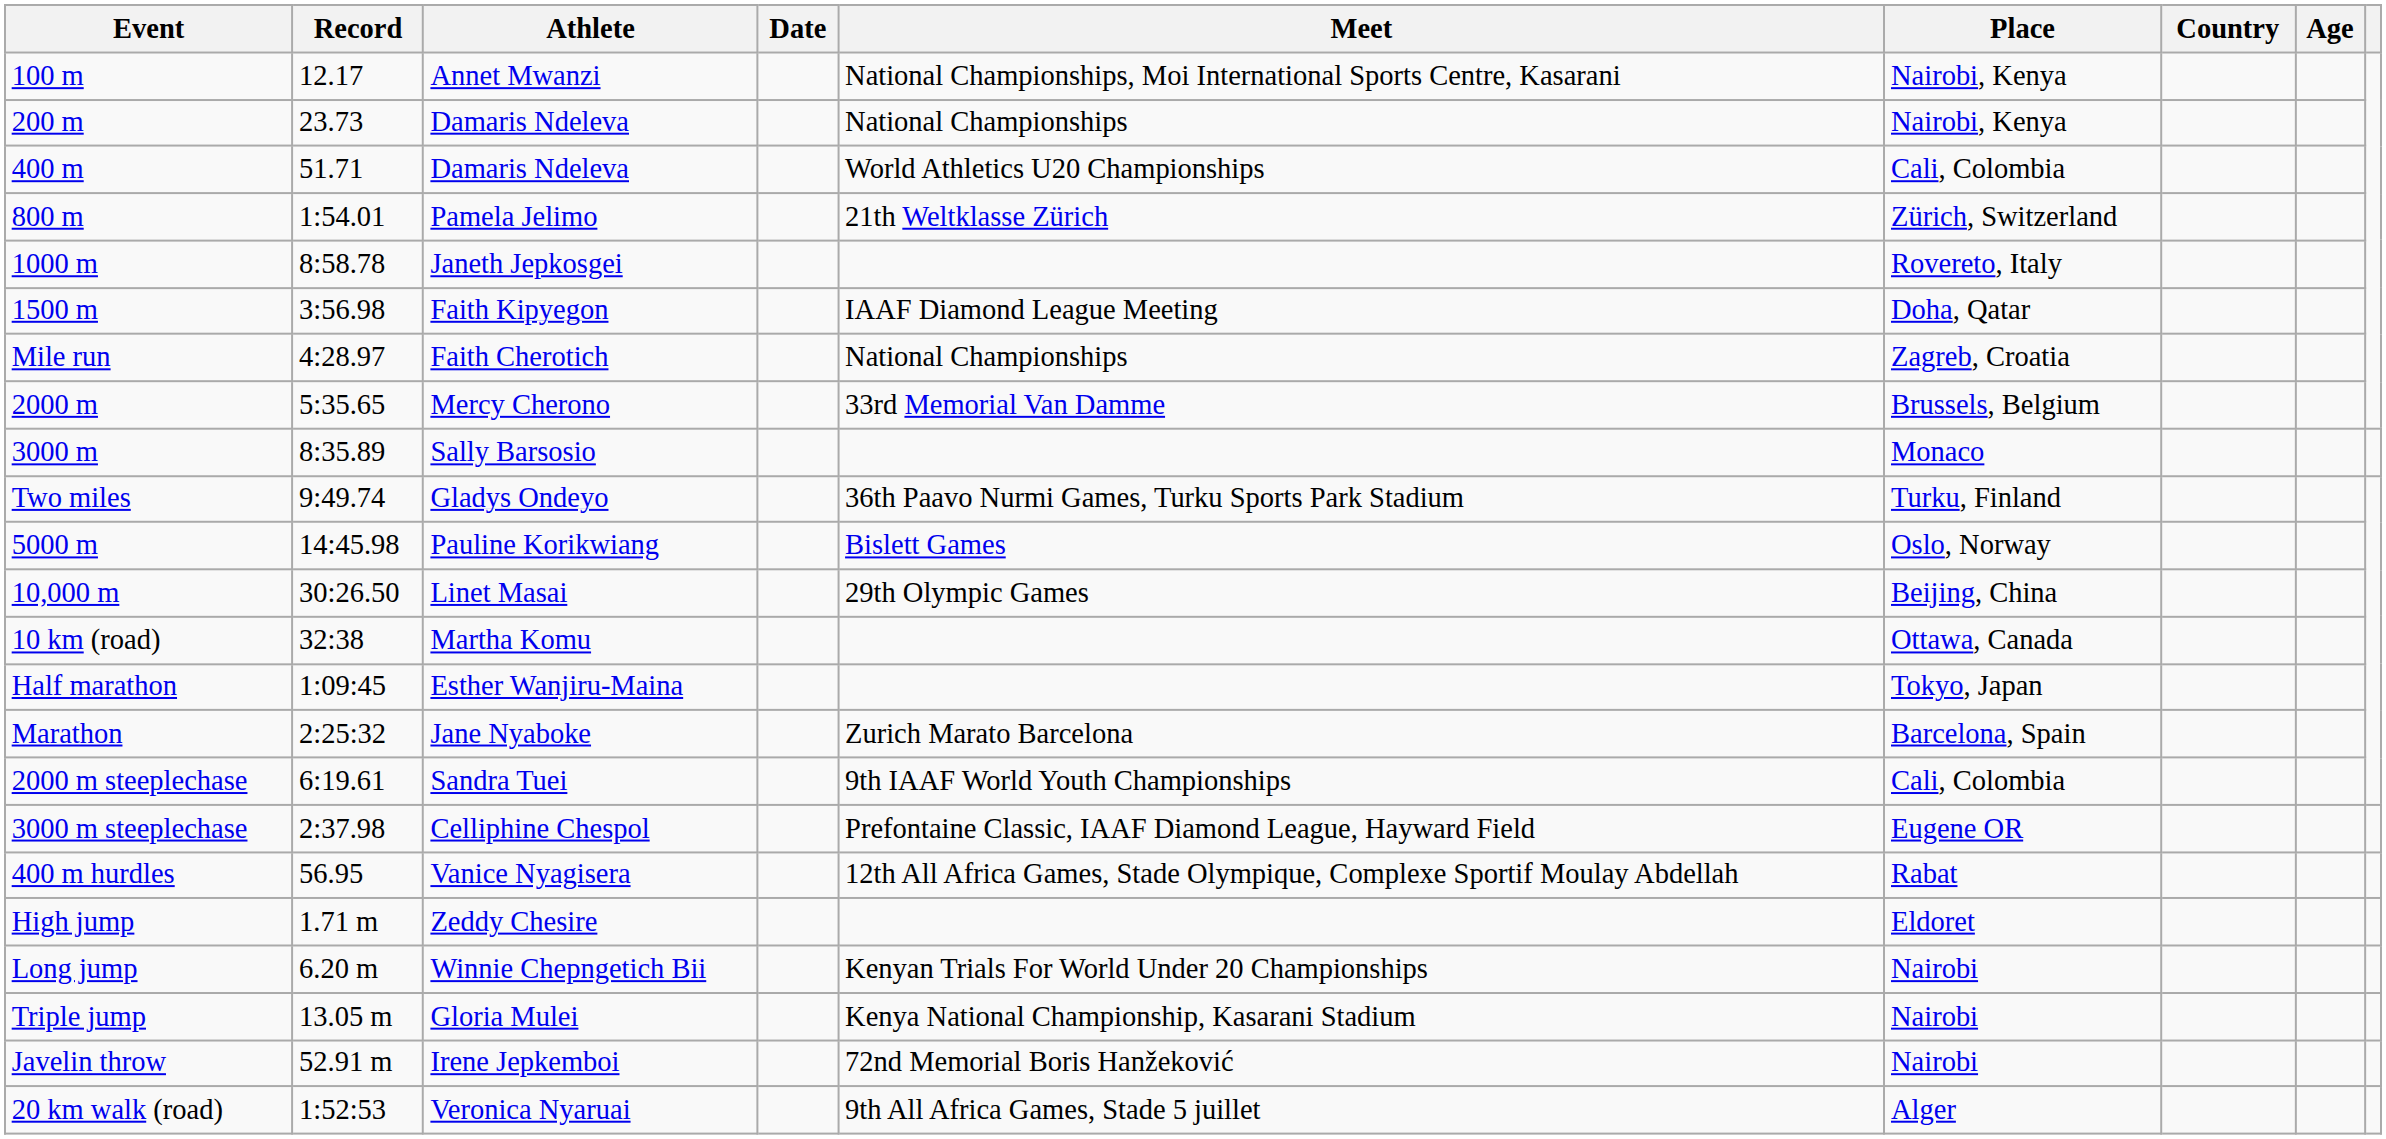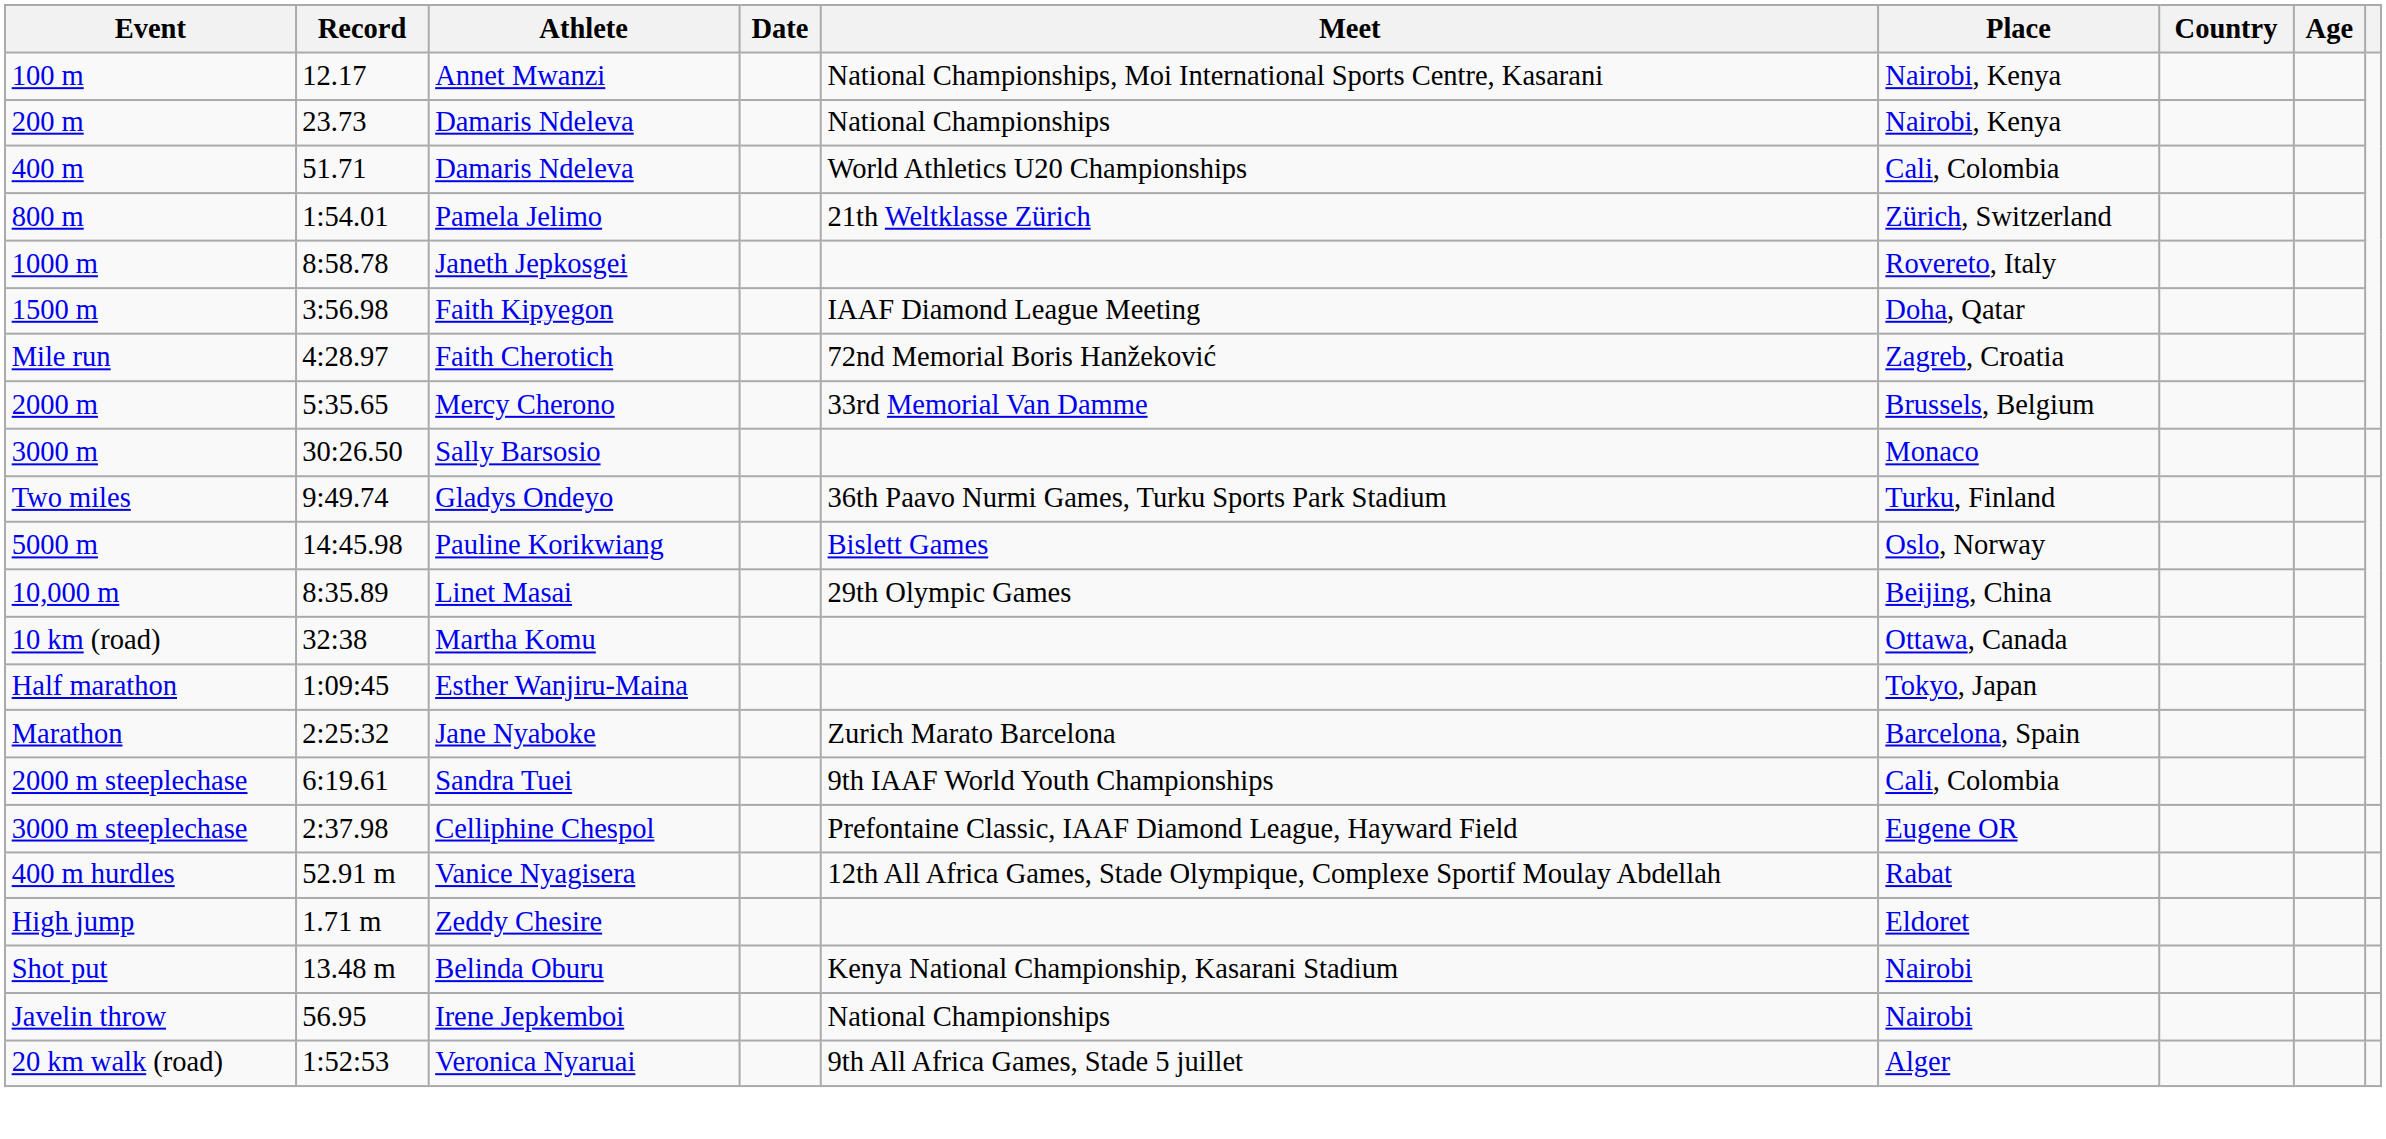(986, 357) National Championships -> (1022, 357) 72nd Memorial Boris Hanžeković
(342, 451) 8:35.89 -> (353, 451) 30:26.50
(349, 592) 30:26.50 -> (345, 592) 8:35.89
(331, 874) 56.95 -> (349, 874) 52.91 m
- row: (75, 968)
- row: (79, 1015)
+ row: (60, 968)
(346, 1062) 52.91 m -> (334, 1015) 56.95
(1039, 1062) 72nd Memorial Boris Hanžeković -> (969, 1015) National Championships
